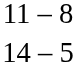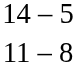rows swapped: (38, 52) <-> (38, 13)
